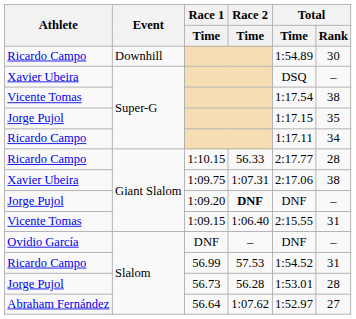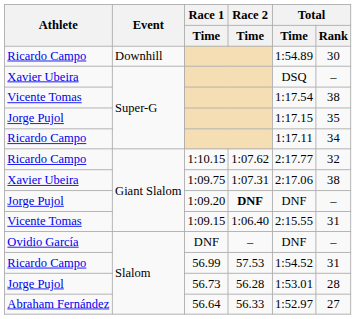(250, 159) 56.33 -> (250, 159) 1:07.62
(333, 159) 28 -> (333, 159) 32
(250, 304) 1:07.62 -> (250, 304) 56.33
